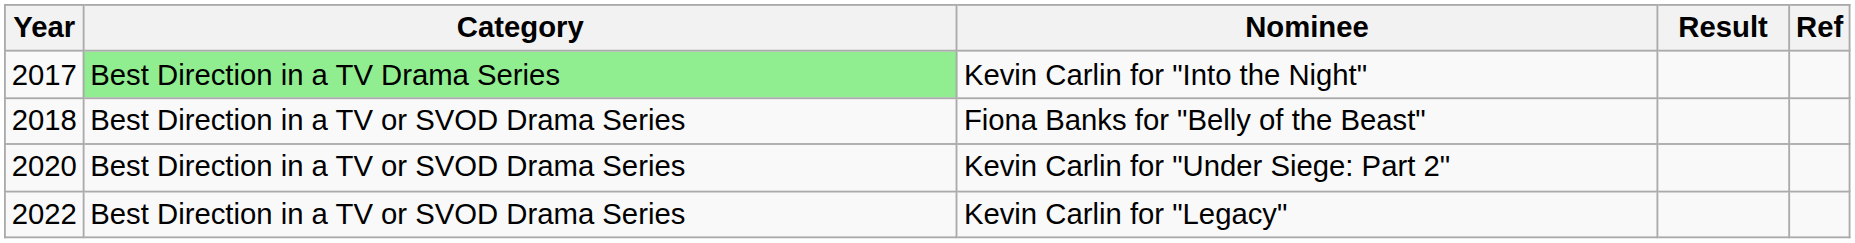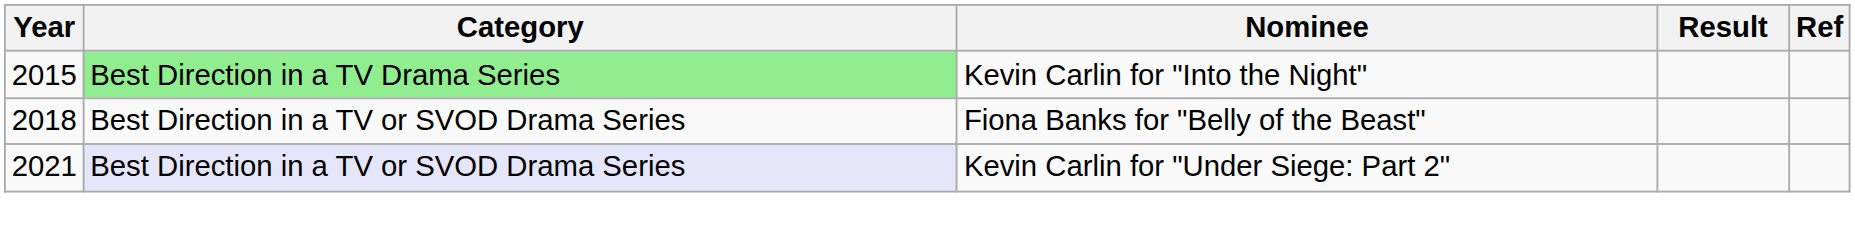(44, 74) 2017 -> (44, 74) 2015
(44, 167) 2020 -> (44, 167) 2021
(388, 167) no background -> (388, 167) lavender background
- row: (1126, 213)
